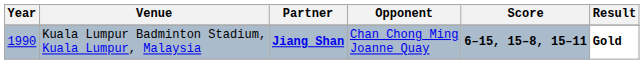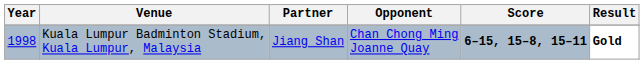(22, 42) 1990 -> (22, 42) 1998
(308, 42) bold -> (308, 42) normal
